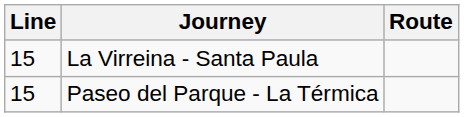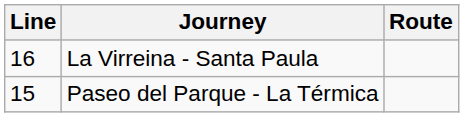(22, 58) 15 -> (22, 58) 16
